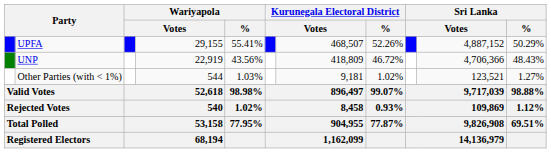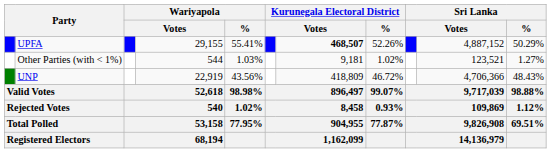(347, 44) normal -> (347, 44) bold
rows swapped: (28, 60) <-> (70, 76)
